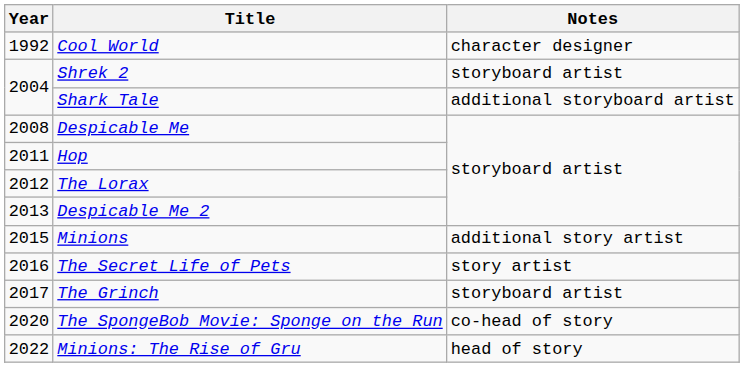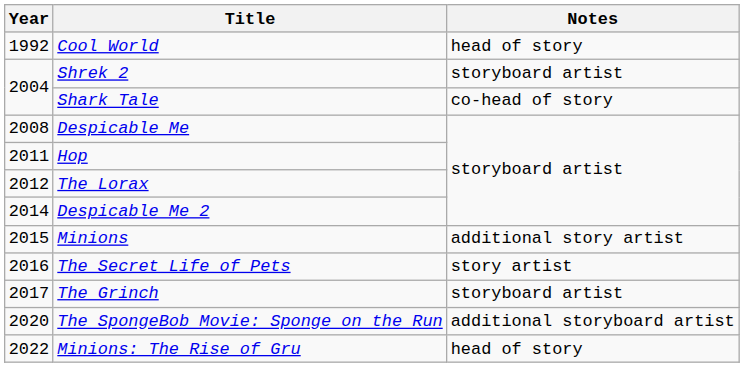(542, 46) character designer -> (517, 46) head of story
(593, 101) additional storyboard artist -> (532, 101) co-head of story
(29, 211) 2013 -> (29, 211) 2014
(532, 321) co-head of story -> (593, 321) additional storyboard artist
